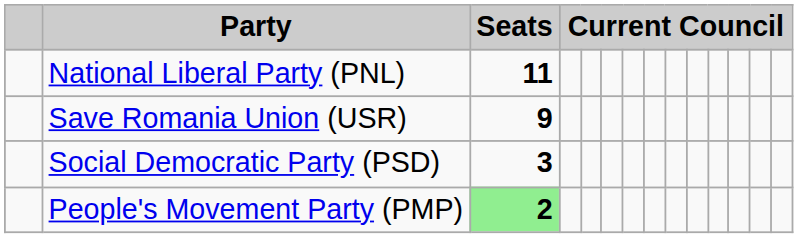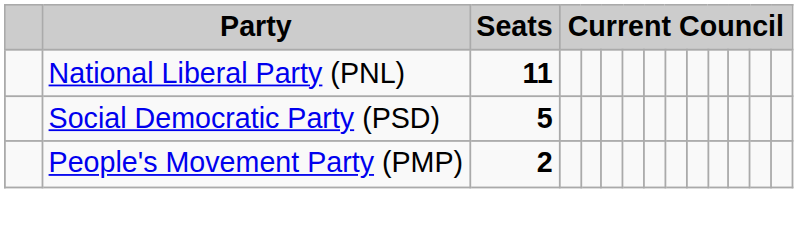- row: (228, 118)
(545, 163) 3 -> (545, 118) 5
(545, 208) lightgreen background -> (545, 163) no background
